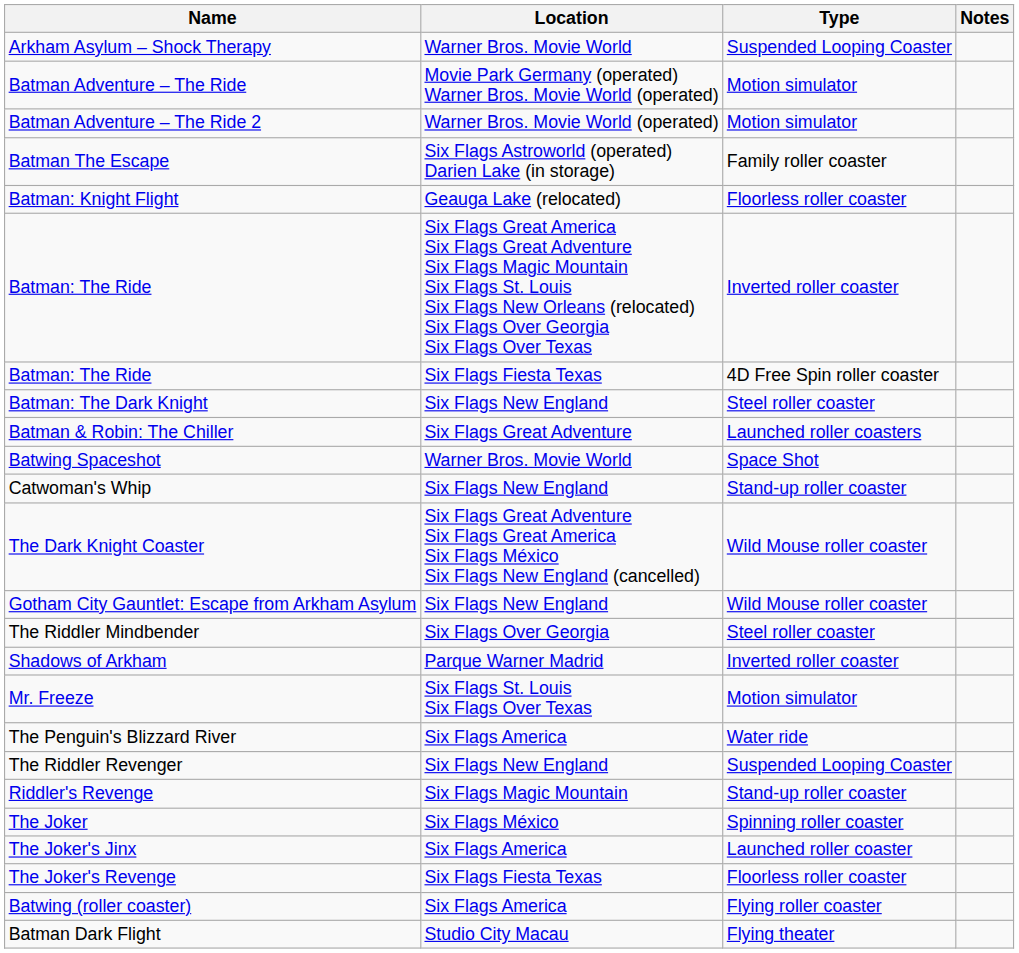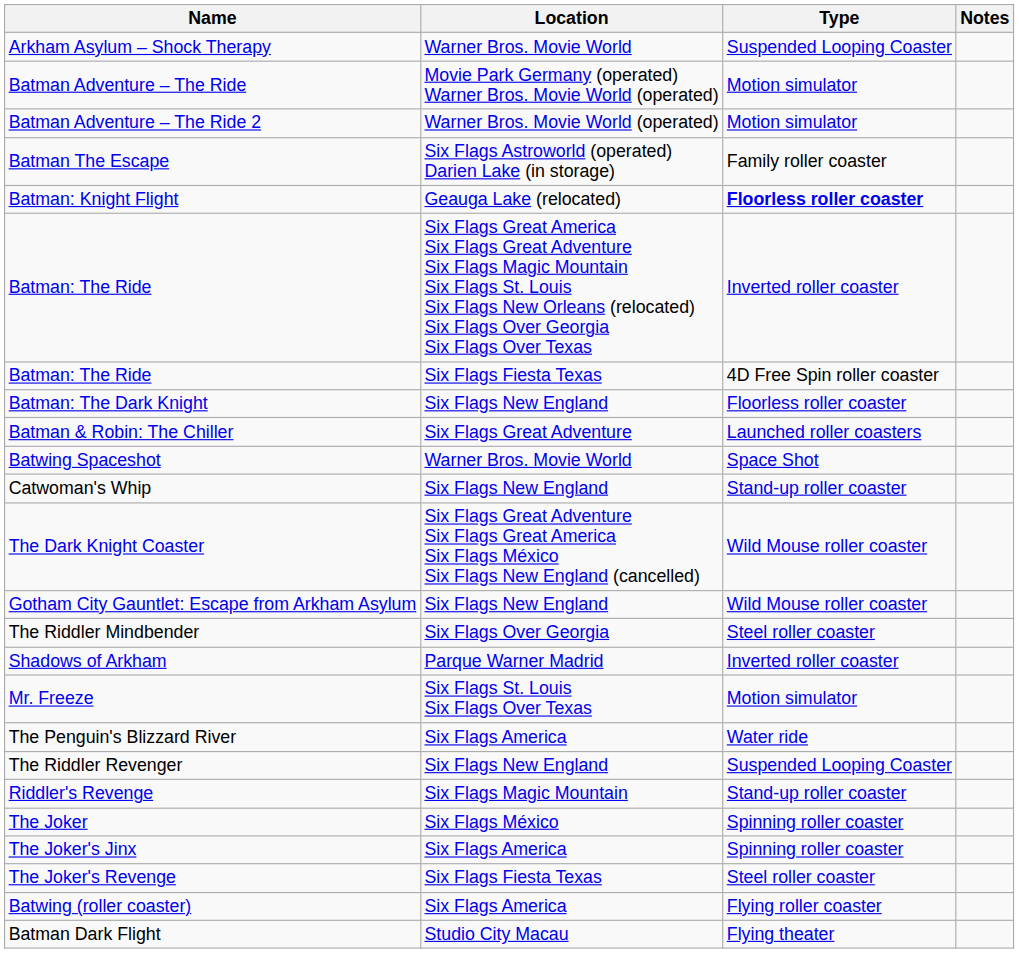(817, 199) normal -> (825, 199) bold
(801, 403) Steel roller coaster -> (817, 403) Floorless roller coaster
(820, 849) Launched roller coaster -> (815, 849) Spinning roller coaster
(817, 878) Floorless roller coaster -> (801, 878) Steel roller coaster
